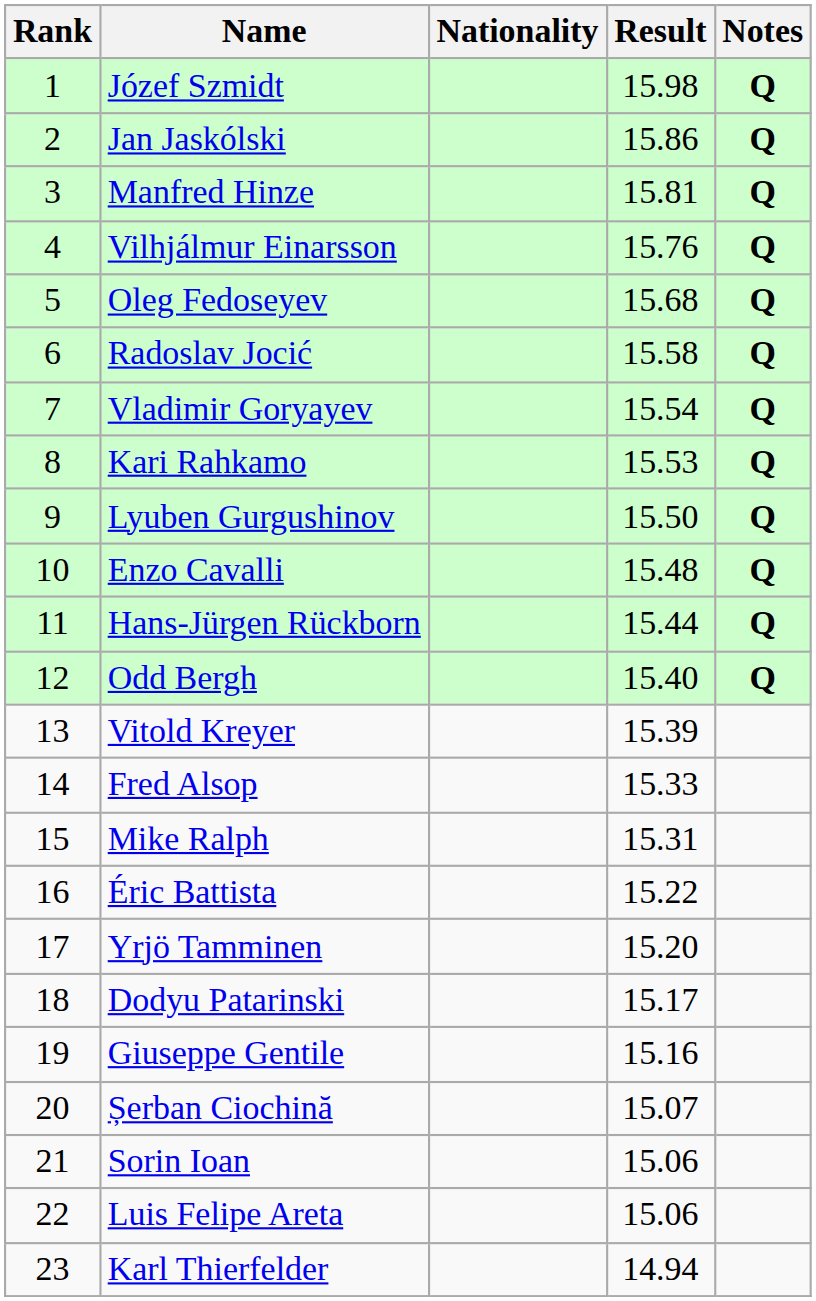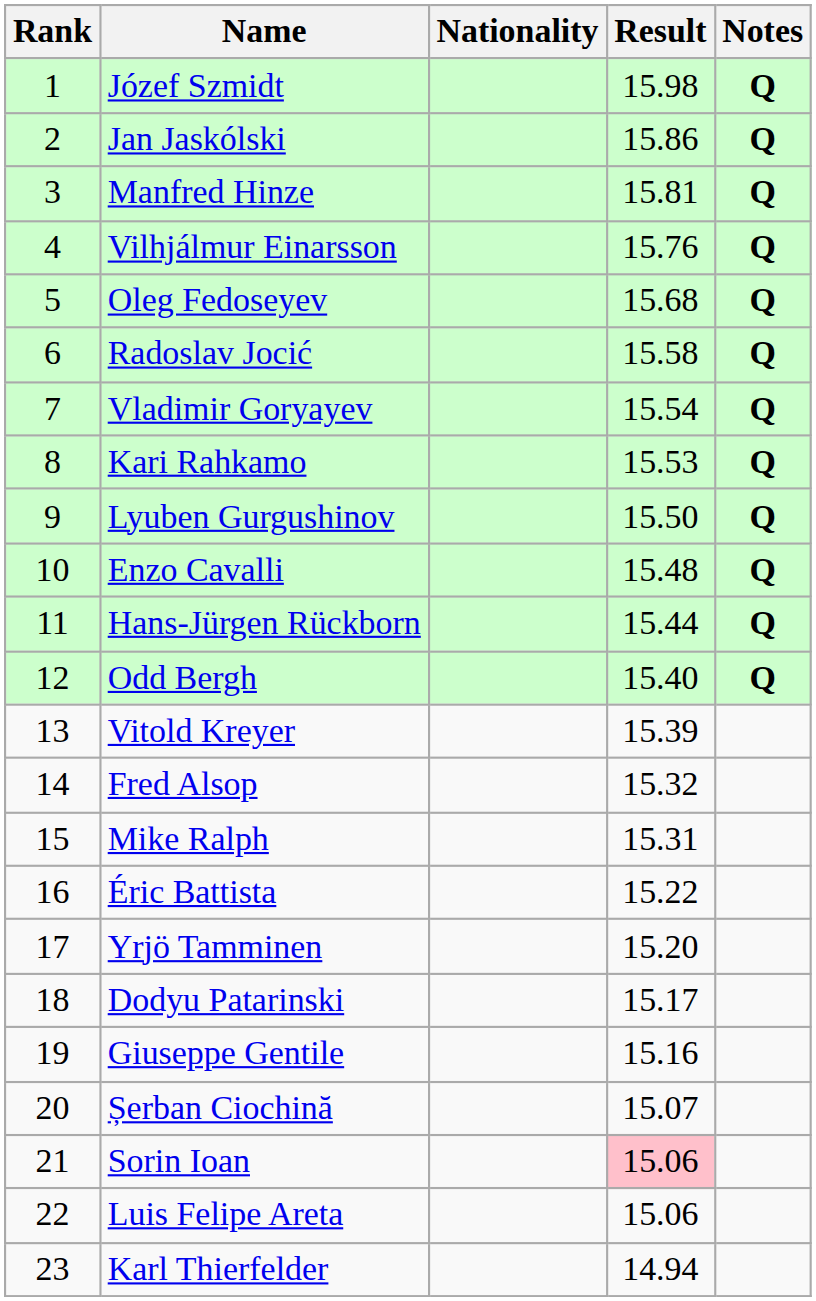(660, 784) 15.33 -> (660, 784) 15.32
(660, 1161) no background -> (660, 1161) pink background
